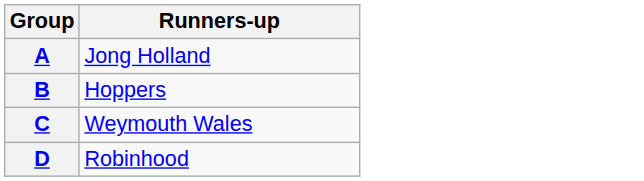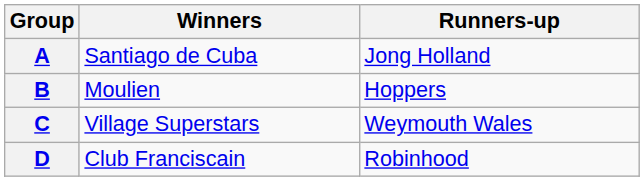+ column: (219, 21)
